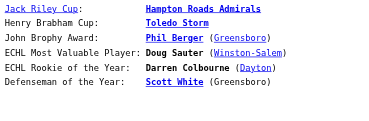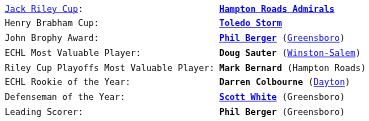+ row: (110, 68)
+ row: (44, 112)
